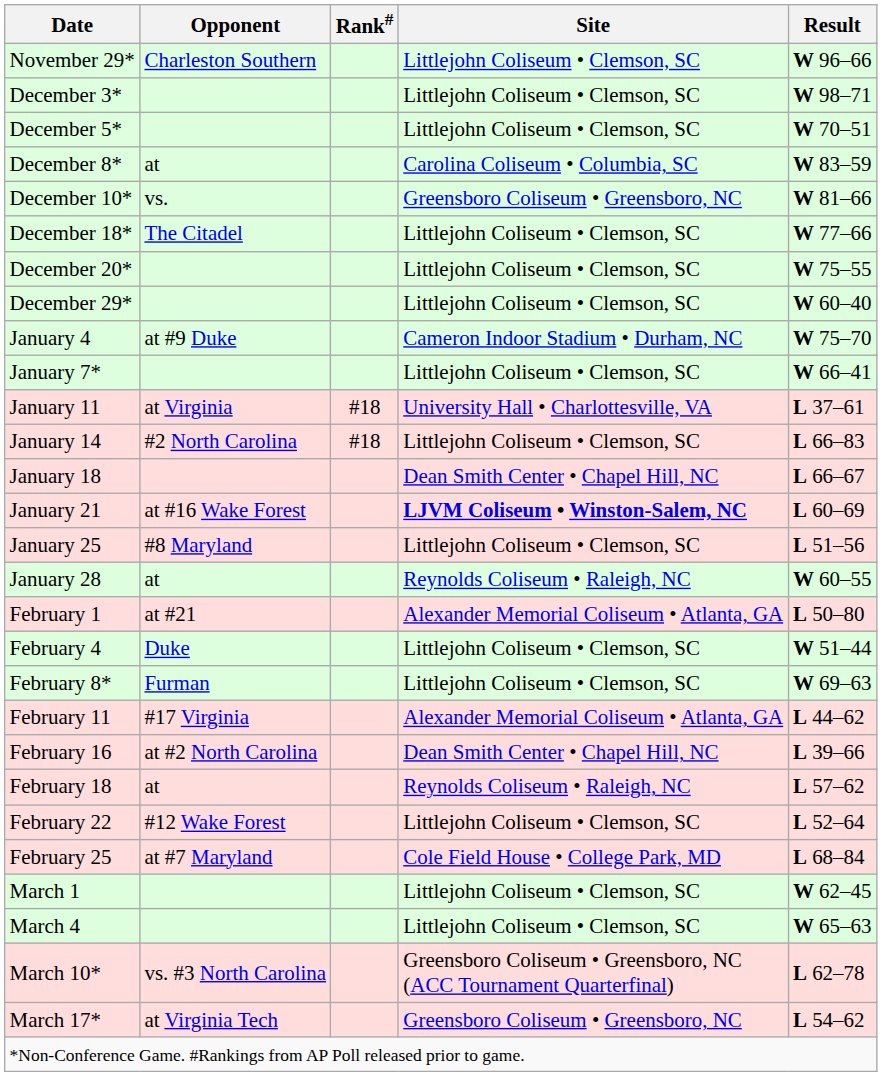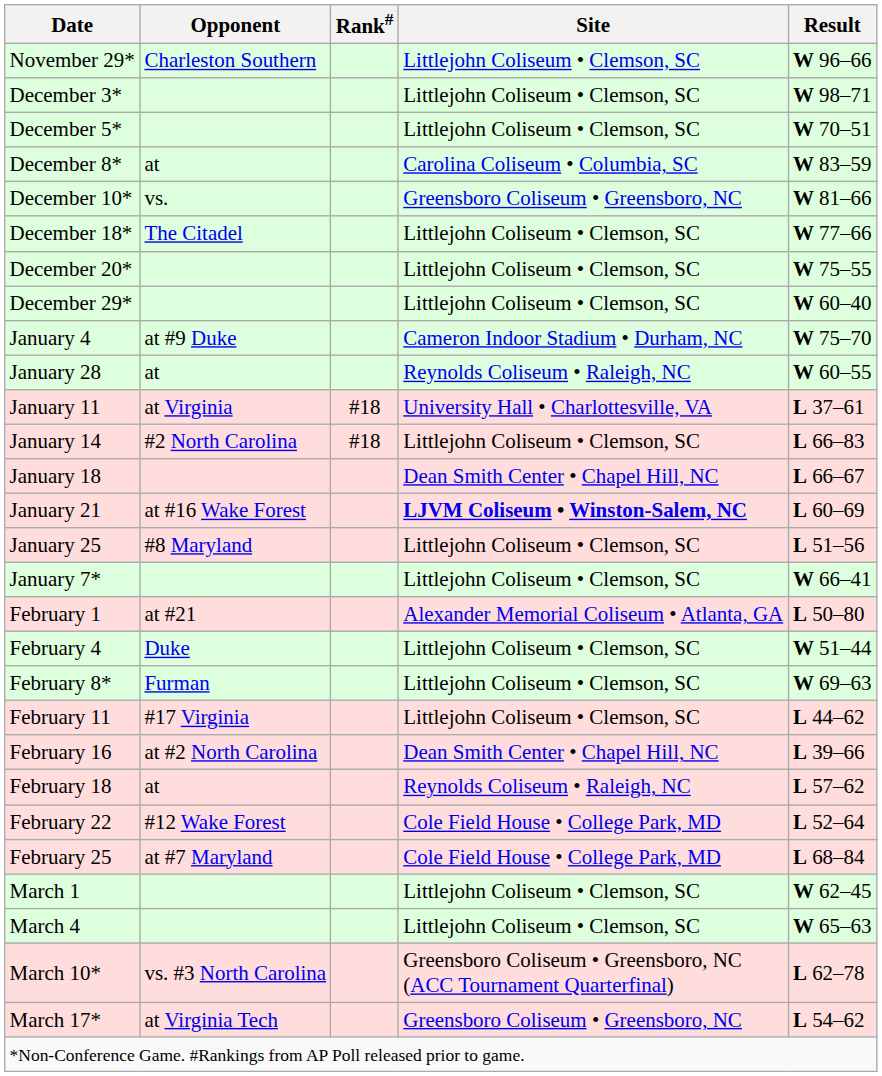rows swapped: (55, 372) <-> (55, 579)
(593, 717) Alexander Memorial Coliseum • Atlanta, GA -> (552, 717) Littlejohn Coliseum • Clemson, SC
(552, 821) Littlejohn Coliseum • Clemson, SC -> (562, 821) Cole Field House • College Park, MD
